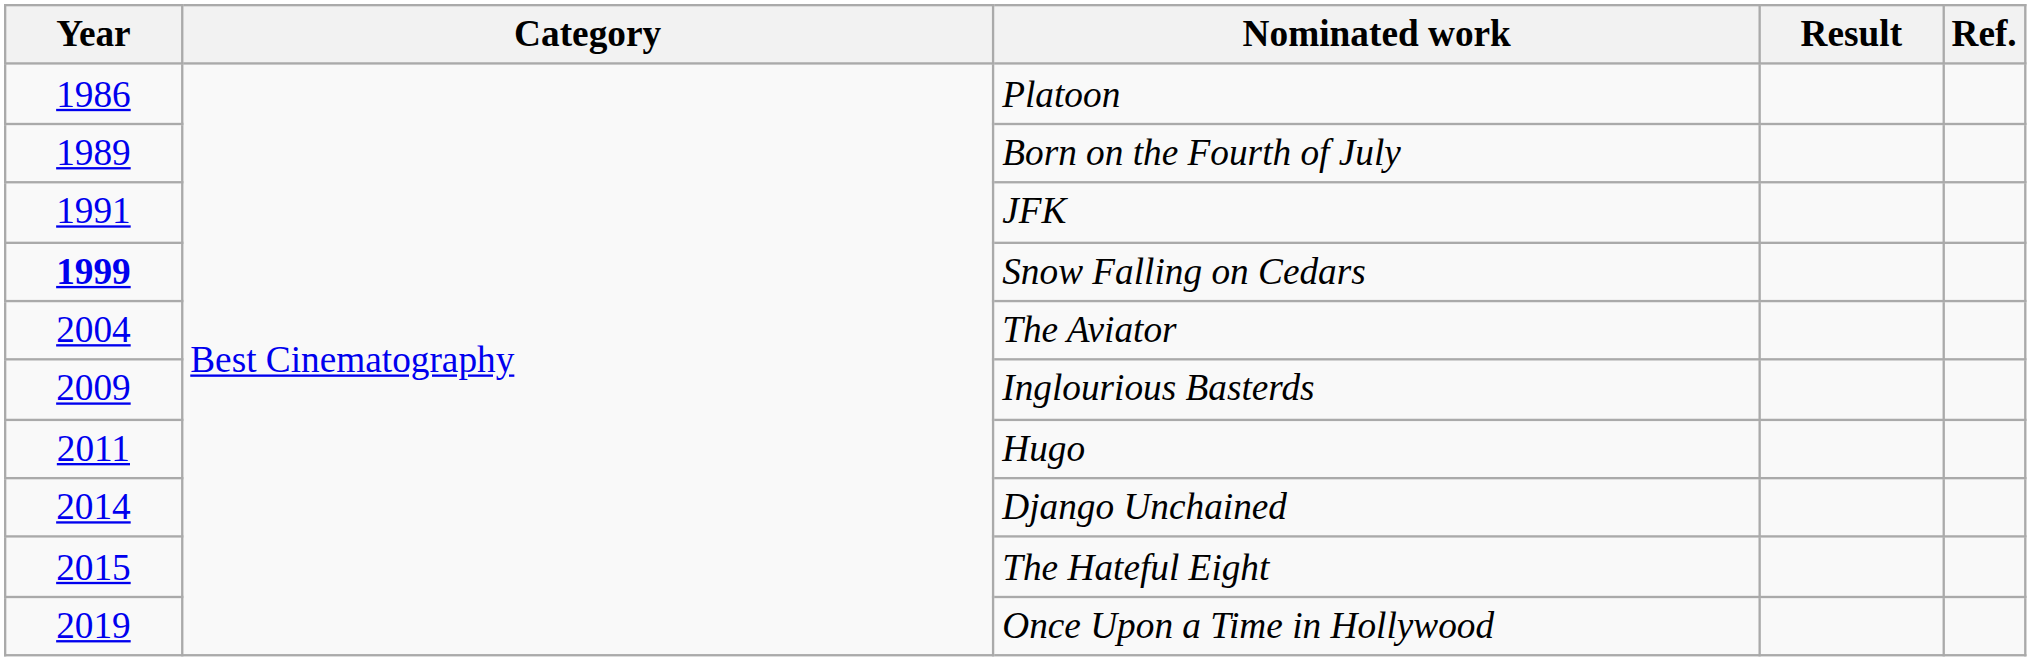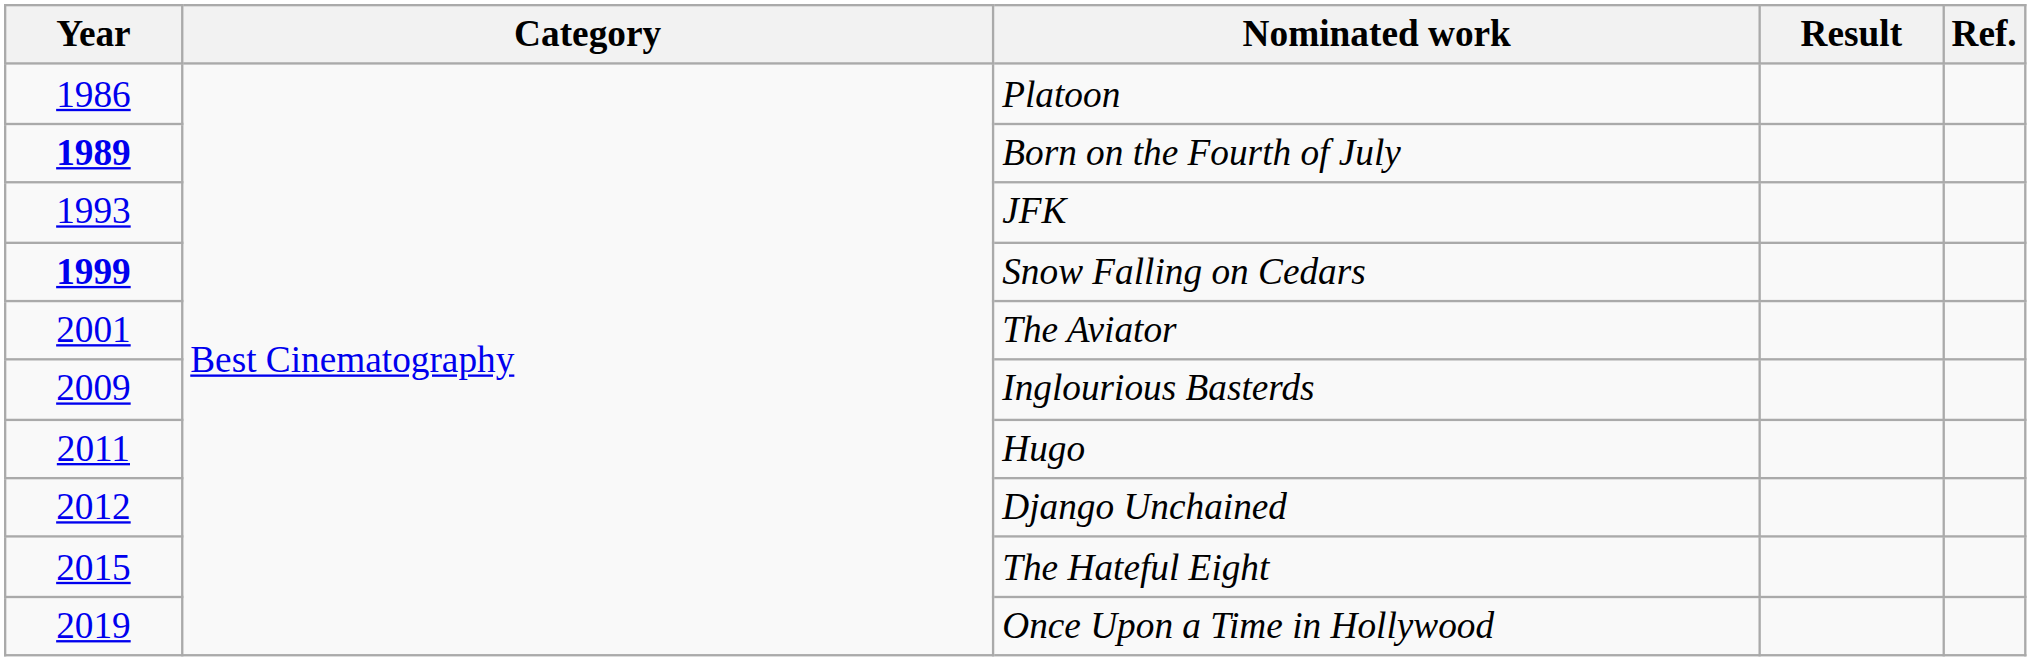(93, 152) normal -> (93, 152) bold
(93, 211) 1991 -> (93, 211) 1993
(93, 329) 2004 -> (93, 329) 2001
(93, 507) 2014 -> (93, 507) 2012
